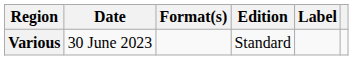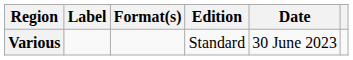columns swapped: (110, 17) <-> (317, 17)
